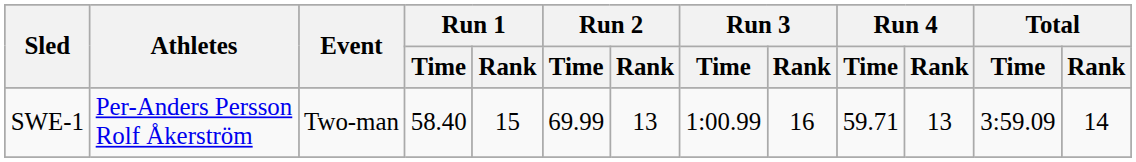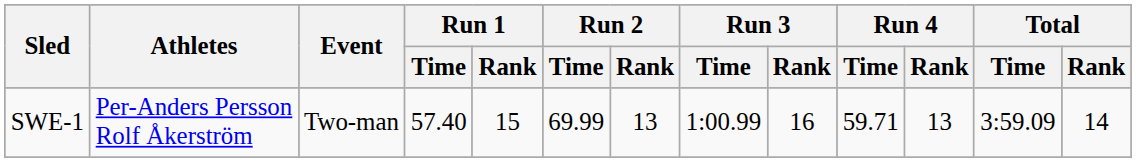(439, 122) 58.40 -> (439, 122) 57.40
